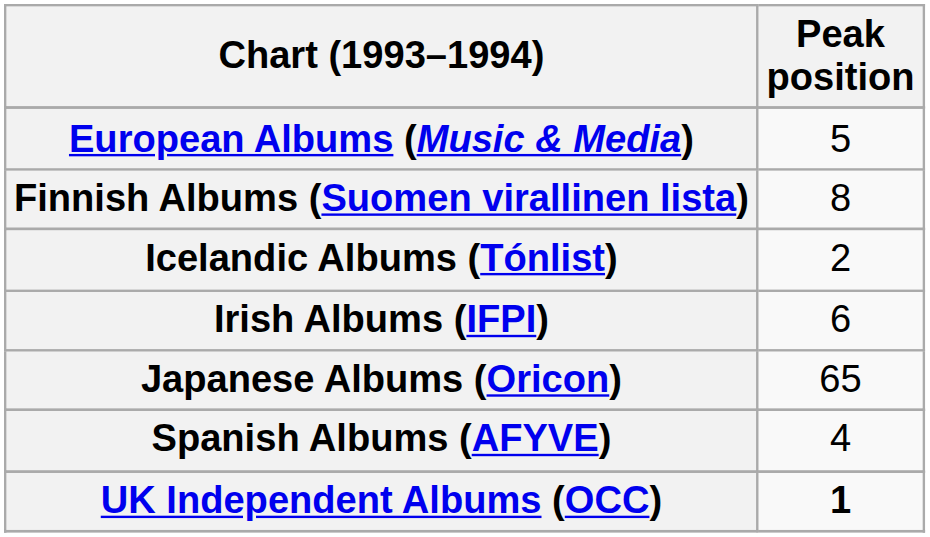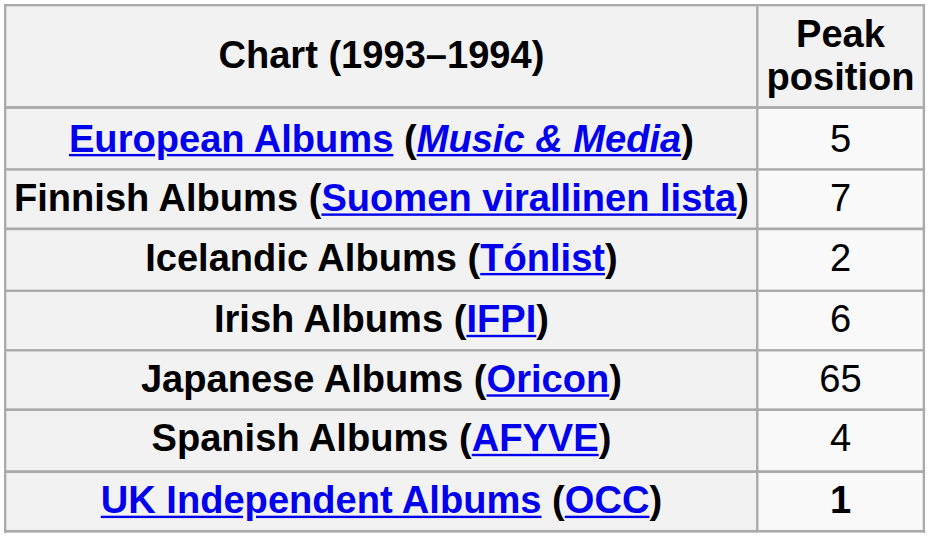(840, 198) 8 -> (840, 198) 7
